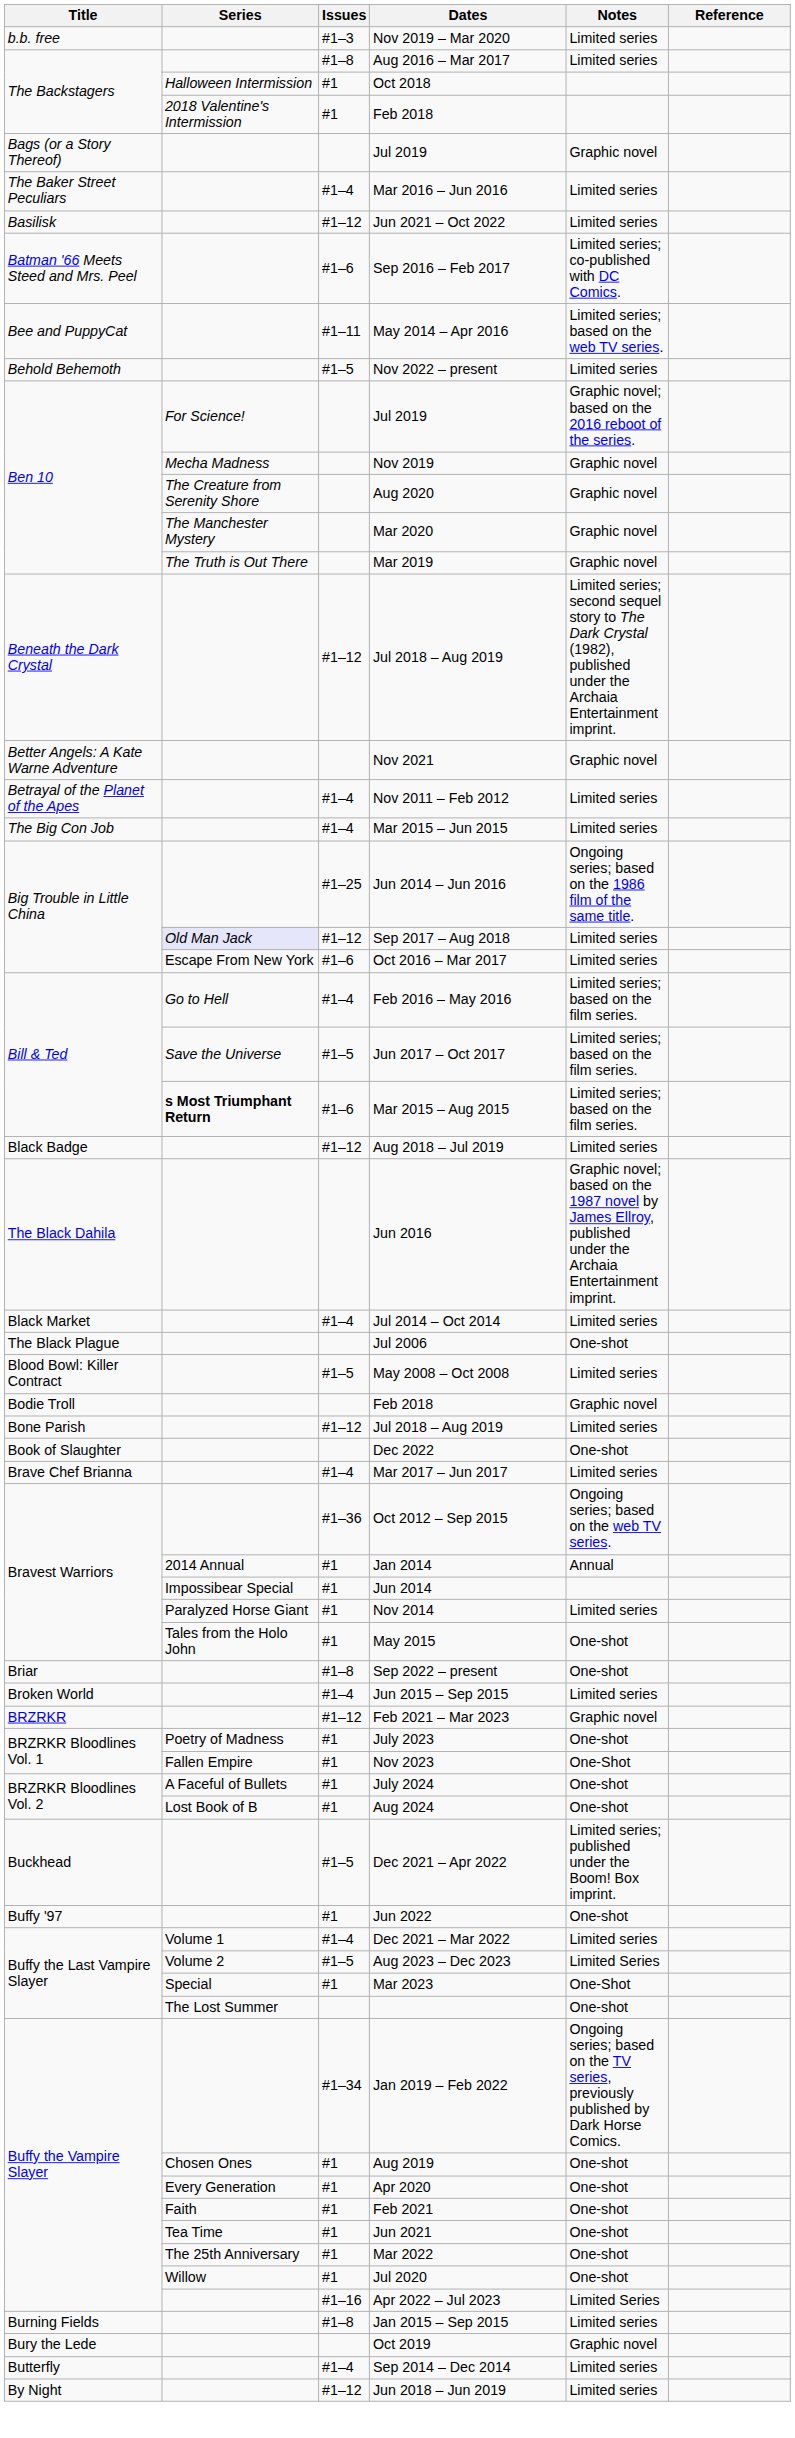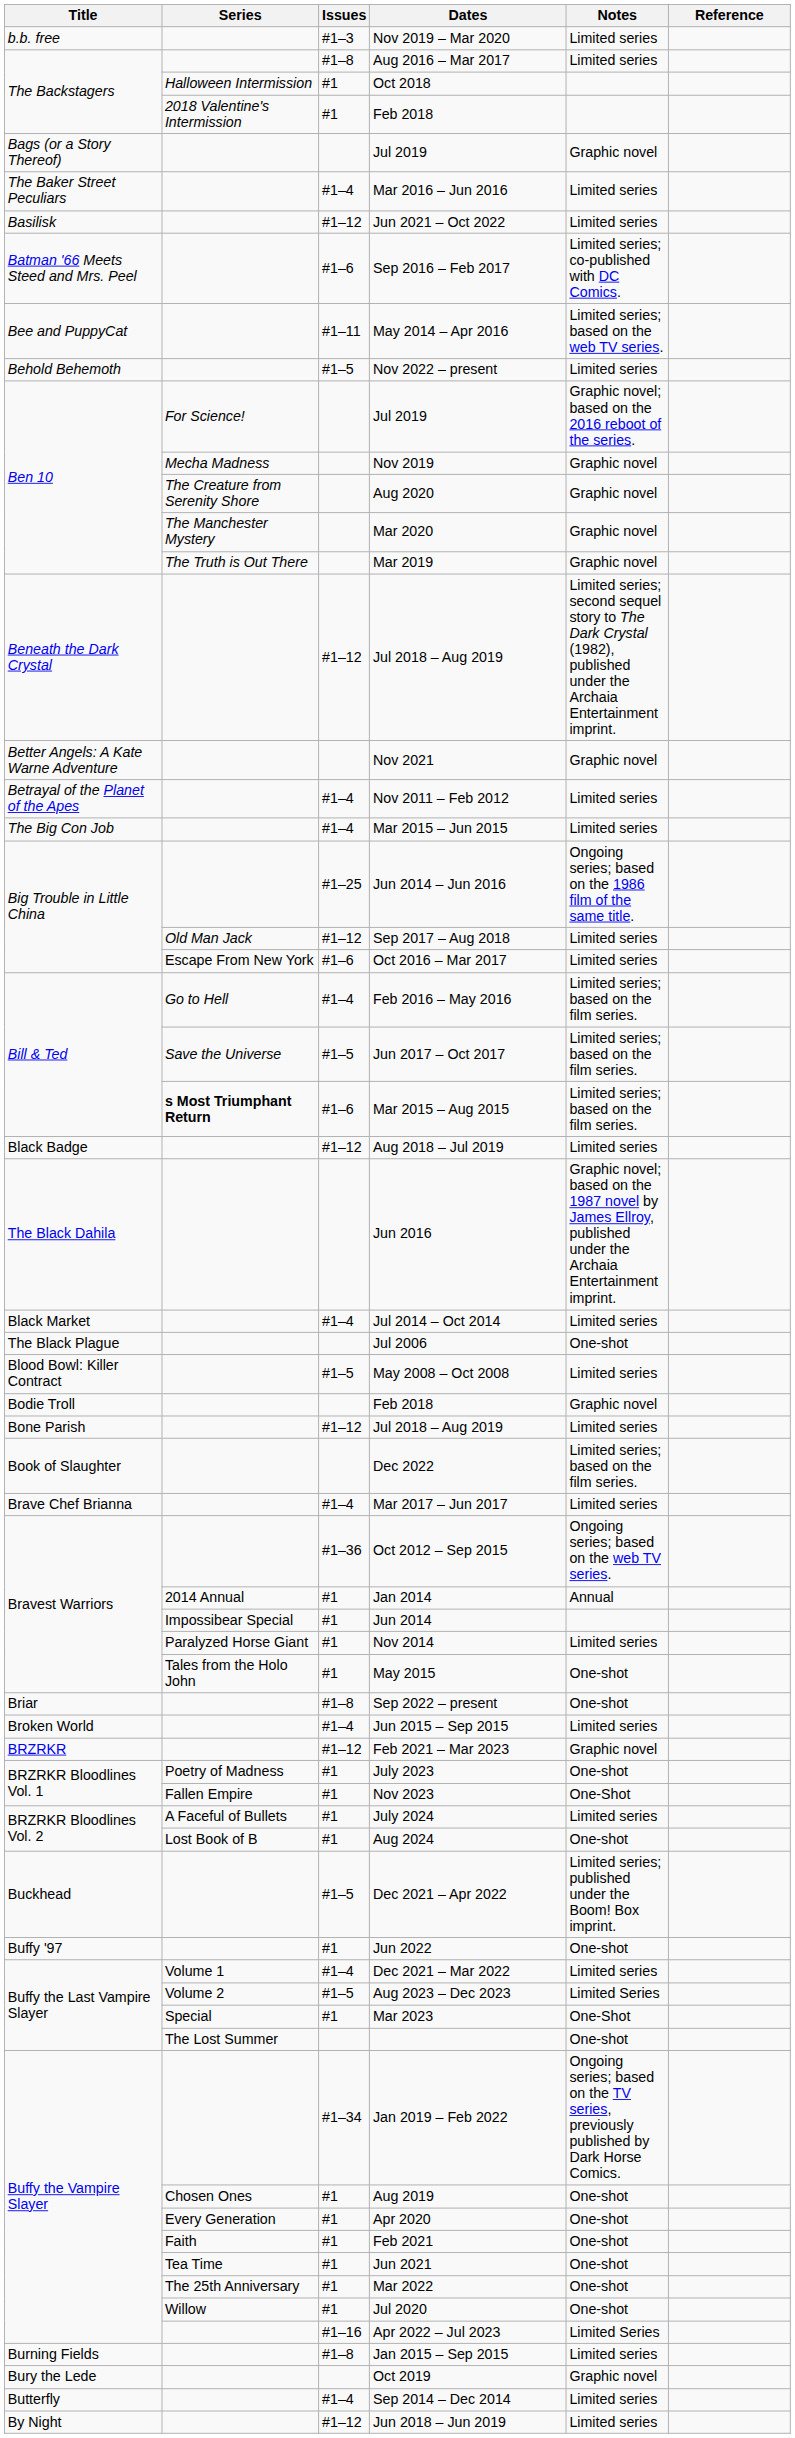(208, 938) lavender background -> (208, 938) no background
(599, 1449) One-shot -> (615, 1465) Limited series; based on the film series.
(599, 1785) One-shot -> (613, 1817) Limited series
